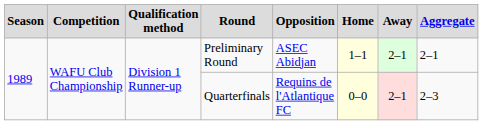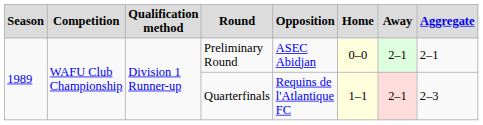(358, 55) 1–1 -> (358, 55) 0–0
(358, 96) 0–0 -> (358, 96) 1–1
